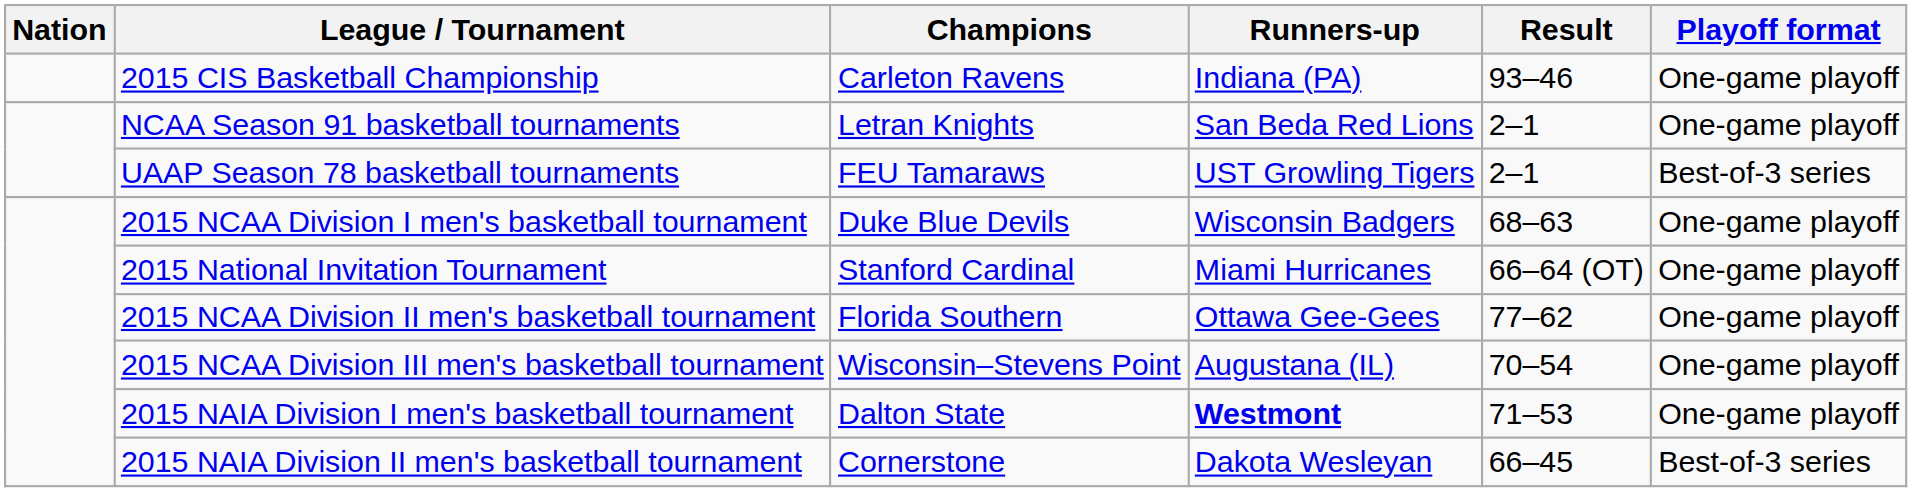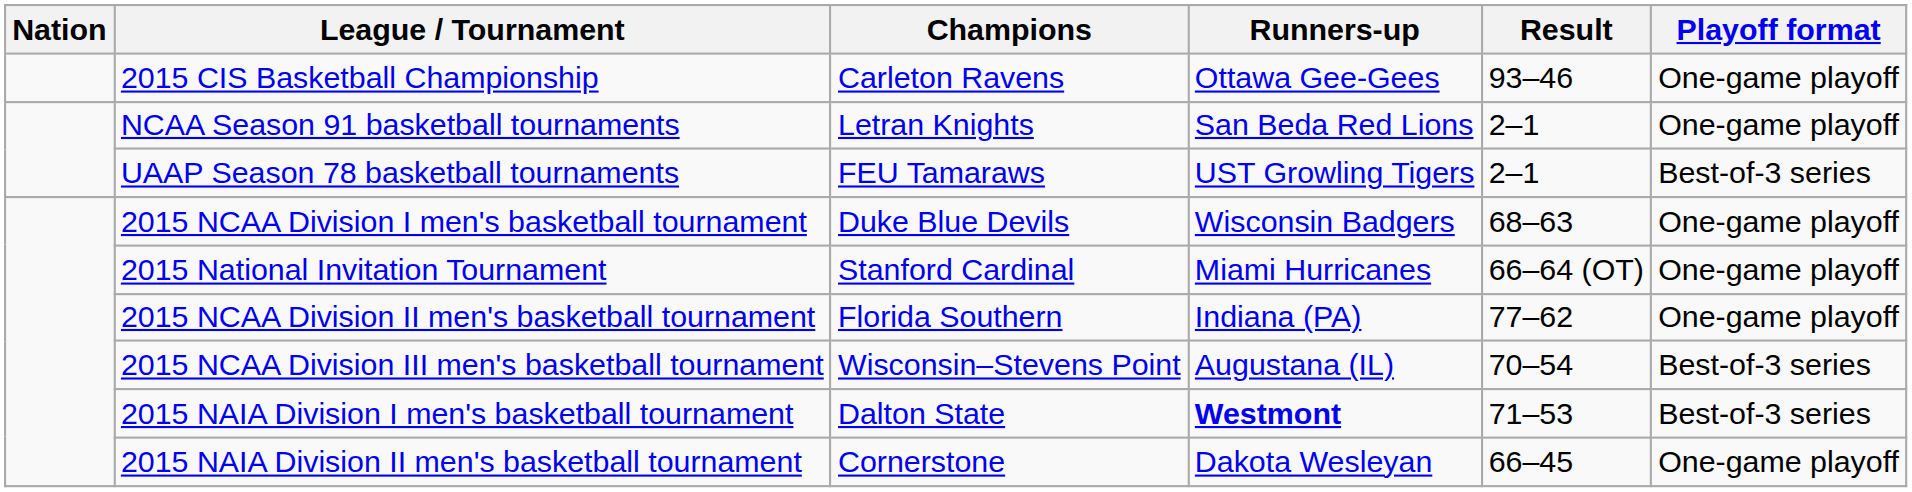(1278, 77) Indiana (PA) -> (1317, 77) Ottawa Gee-Gees
(1317, 317) Ottawa Gee-Gees -> (1278, 317) Indiana (PA)
(1779, 365) One-game playoff -> (1765, 365) Best-of-3 series
(1779, 413) One-game playoff -> (1765, 413) Best-of-3 series
(1765, 461) Best-of-3 series -> (1779, 461) One-game playoff
